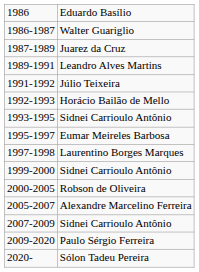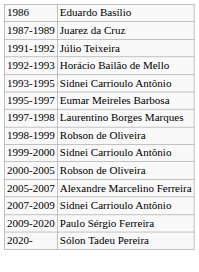- row: (31, 30)
- row: (31, 65)
+ row: (31, 135)
